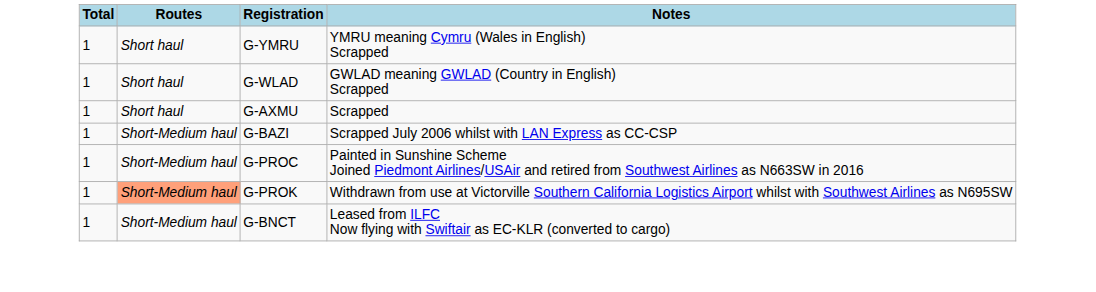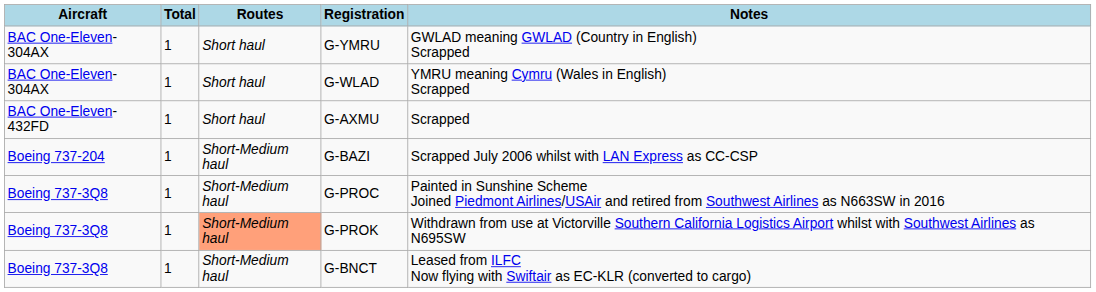+ column: (83, 15)
(458, 44) YMRU meaning Cymru (Wales in English) Scrapped -> (554, 44) GWLAD meaning GWLAD (Country in English) Scrapped
(473, 82) GWLAD meaning GWLAD (Country in English) Scrapped -> (539, 82) YMRU meaning Cymru (Wales in English) Scrapped
